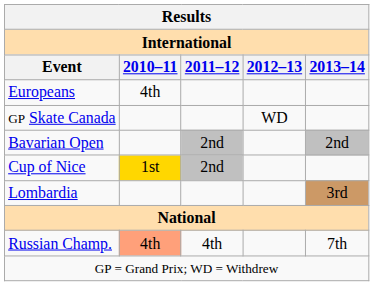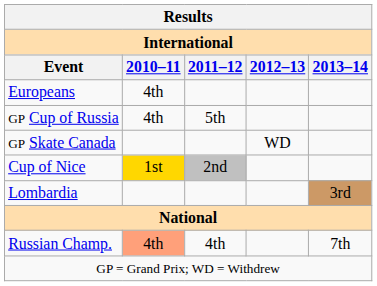+ row: (63, 117)
- row: (56, 142)
